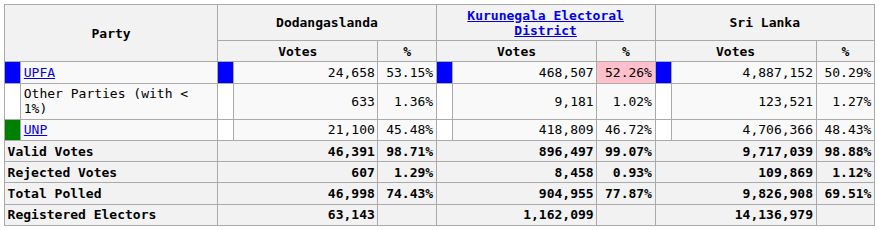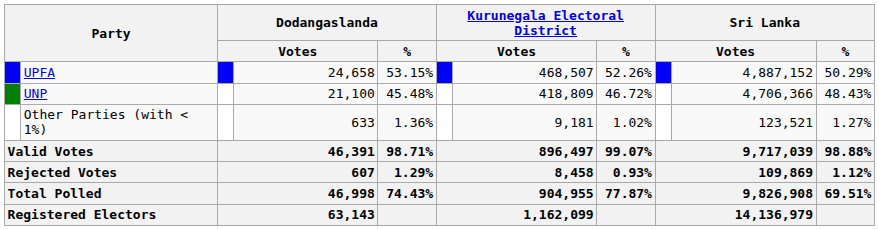(628, 72) pink background -> (628, 72) no background
rows swapped: (36, 130) <-> (106, 101)
